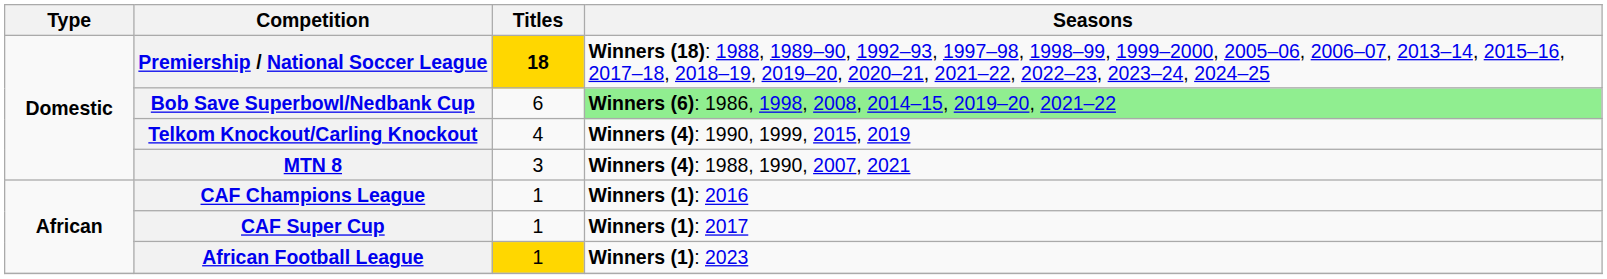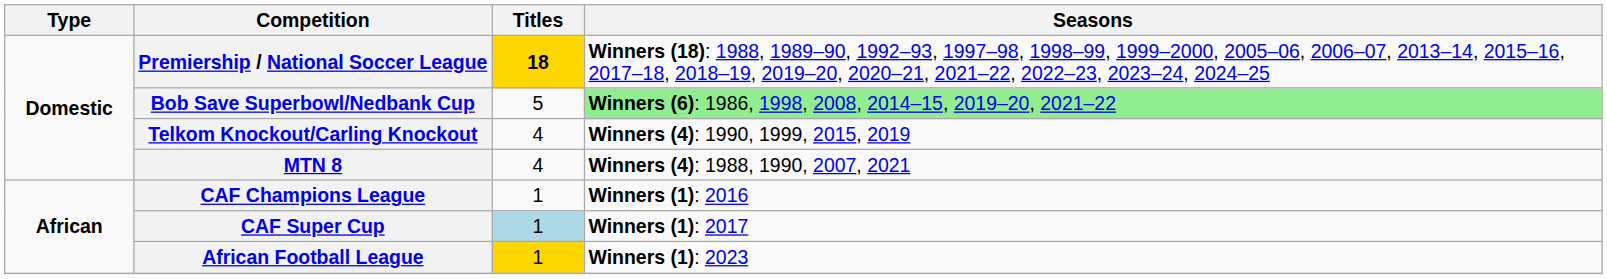(538, 104) 6 -> (538, 104) 5
(538, 165) 3 -> (538, 165) 4
(538, 227) no background -> (538, 227) lightblue background
